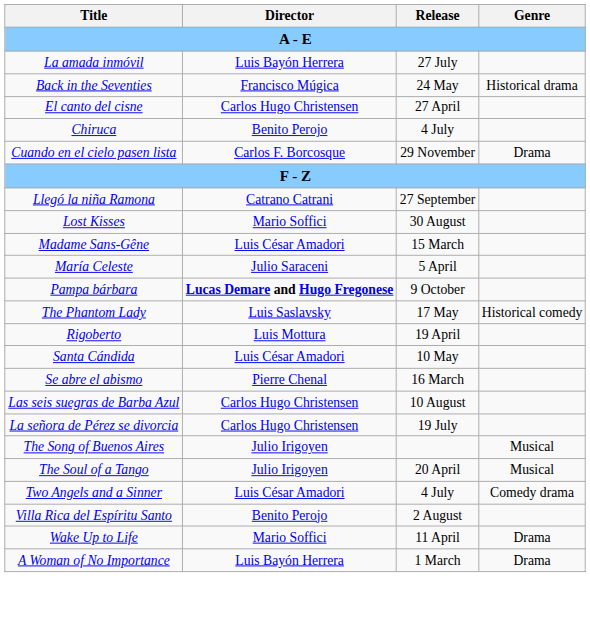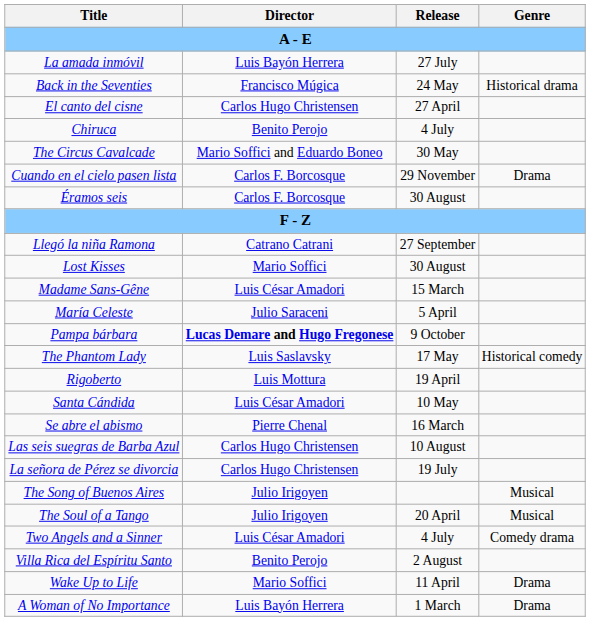+ row: (94, 153)
+ row: (94, 198)
